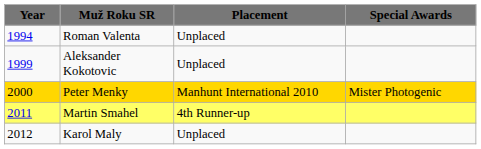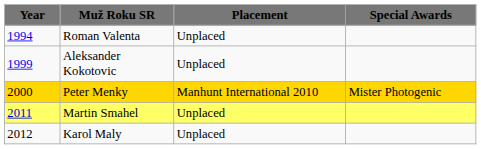(213, 113) 4th Runner-up -> (201, 113) Unplaced
